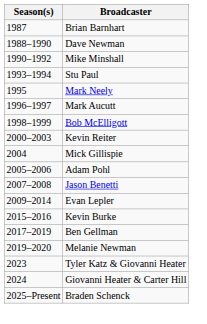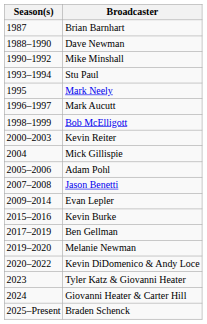+ row: (132, 264)
